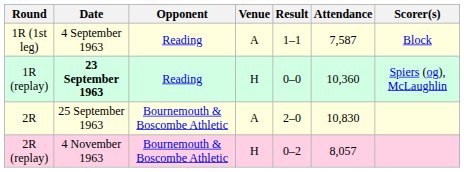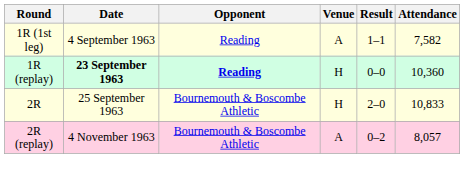- column: (417, 14)
(343, 39) 7,587 -> (428, 39) 7,582
(182, 79) normal -> (240, 72) bold
(254, 118) A -> (339, 104) H
(343, 118) 10,830 -> (428, 104) 10,833
(254, 150) H -> (339, 137) A
